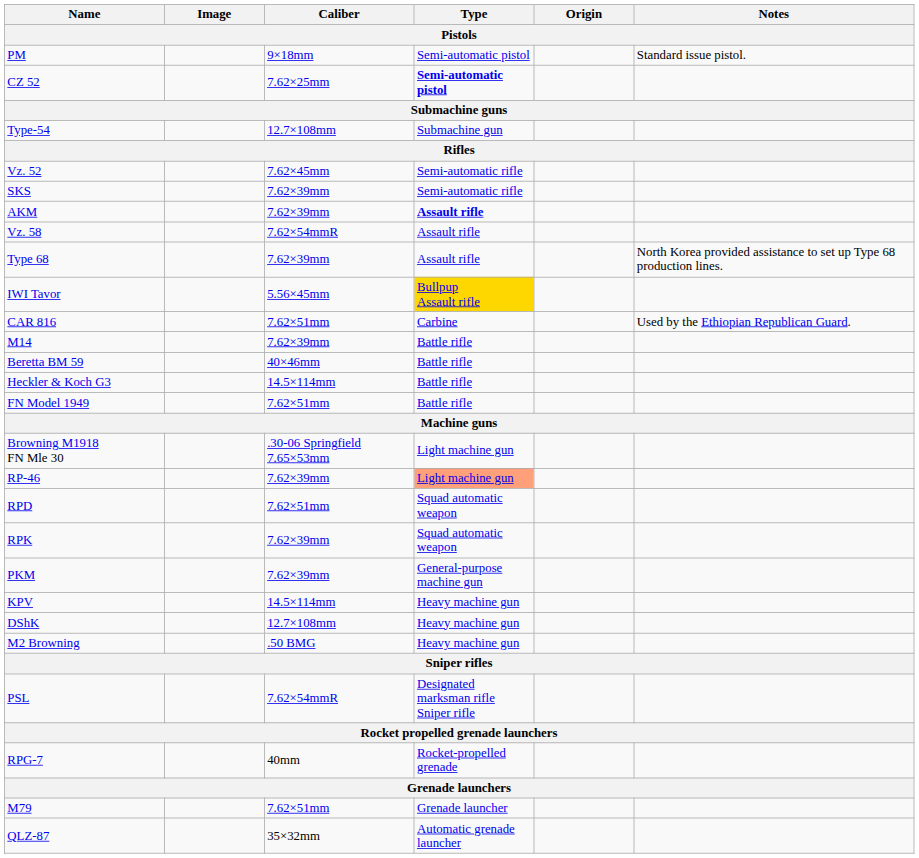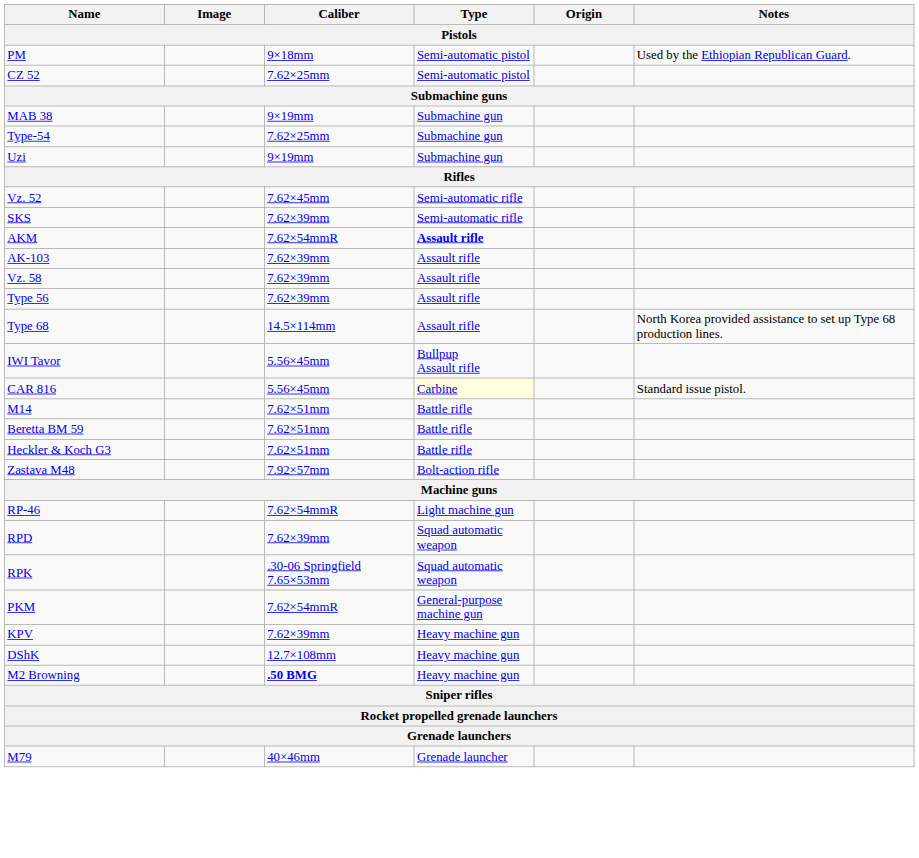(691, 55) Standard issue pistol. -> (744, 55) Used by the Ethiopian Republican Guard.
(460, 82) bold -> (473, 75) normal
+ row: (30, 116)
(301, 130) 12.7×108mm -> (298, 136) 7.62×25mm
+ row: (17, 156)
(298, 211) 7.62×39mm -> (303, 237) 7.62×54mmR
+ row: (28, 258)
(303, 232) 7.62×54mmR -> (298, 278) 7.62×39mm
+ row: (28, 298)
(298, 259) 7.62×39mm -> (301, 326) 14.5×114mm
(448, 294) gold background -> (448, 361) no background
(298, 321) 7.62×51mm -> (298, 388) 5.56×45mm
(437, 321) no background -> (437, 388) lightyellow background
(744, 321) Used by the Ethiopian Republican Guard. -> (691, 388) Standard issue pistol.
(298, 342) 7.62×39mm -> (298, 408) 7.62×51mm
(293, 362) 40×46mm -> (298, 429) 7.62×51mm
(301, 382) 14.5×114mm -> (298, 449) 7.62×51mm
- row: (48, 402)
+ row: (41, 469)
- row: (53, 450)
(298, 478) 7.62×39mm -> (303, 510) 7.62×54mmR
(465, 478) lightsalmon background -> (465, 510) no background
(298, 505) 7.62×51mm -> (298, 537) 7.62×39mm
(298, 540) 7.62×39mm -> (314, 572) .30-06 Springfield 7.65×53mm
(298, 575) 7.62×39mm -> (303, 607) 7.62×54mmR
(301, 602) 14.5×114mm -> (298, 634) 7.62×39mm
(291, 643) normal -> (292, 675) bold
- row: (18, 698)
- row: (25, 760)
(298, 808) 7.62×51mm -> (293, 756) 40×46mm
- row: (28, 835)
